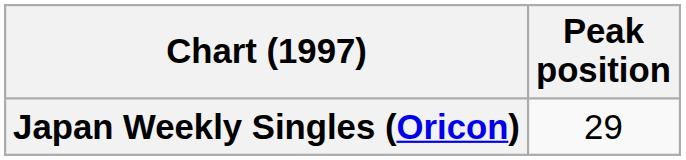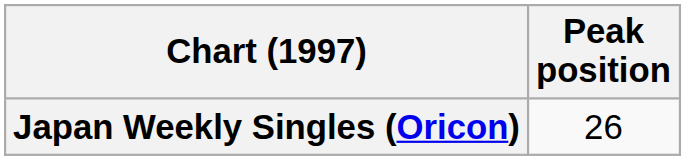(603, 126) 29 -> (603, 126) 26
